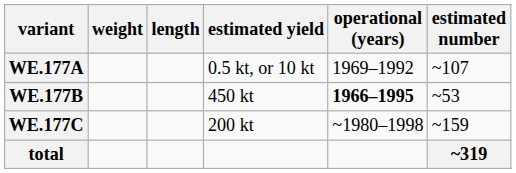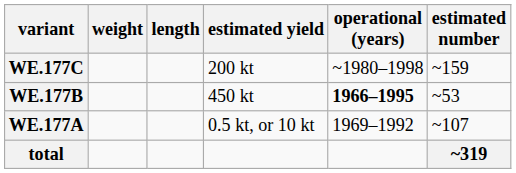rows swapped: (46, 67) <-> (46, 125)
